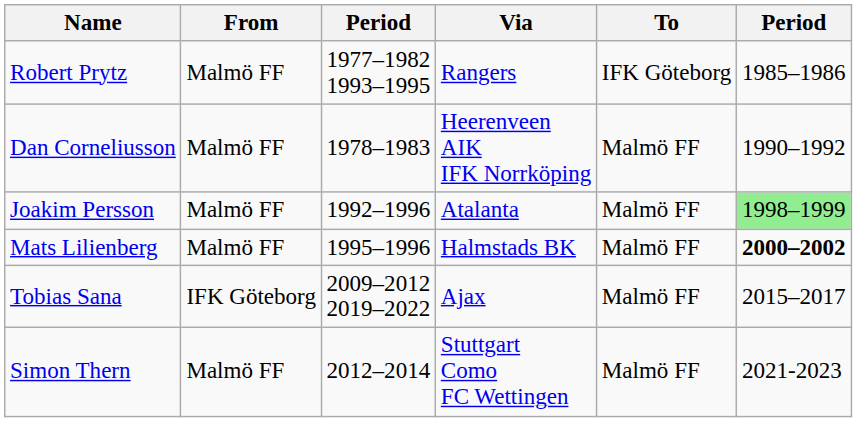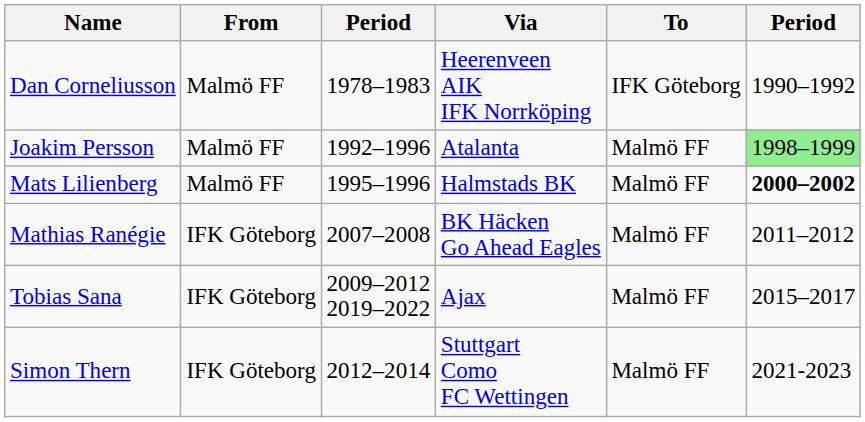- row: (69, 72)
(651, 147) Malmö FF -> (676, 85) IFK Göteborg
+ row: (88, 233)
(235, 371) Malmö FF -> (251, 371) IFK Göteborg
